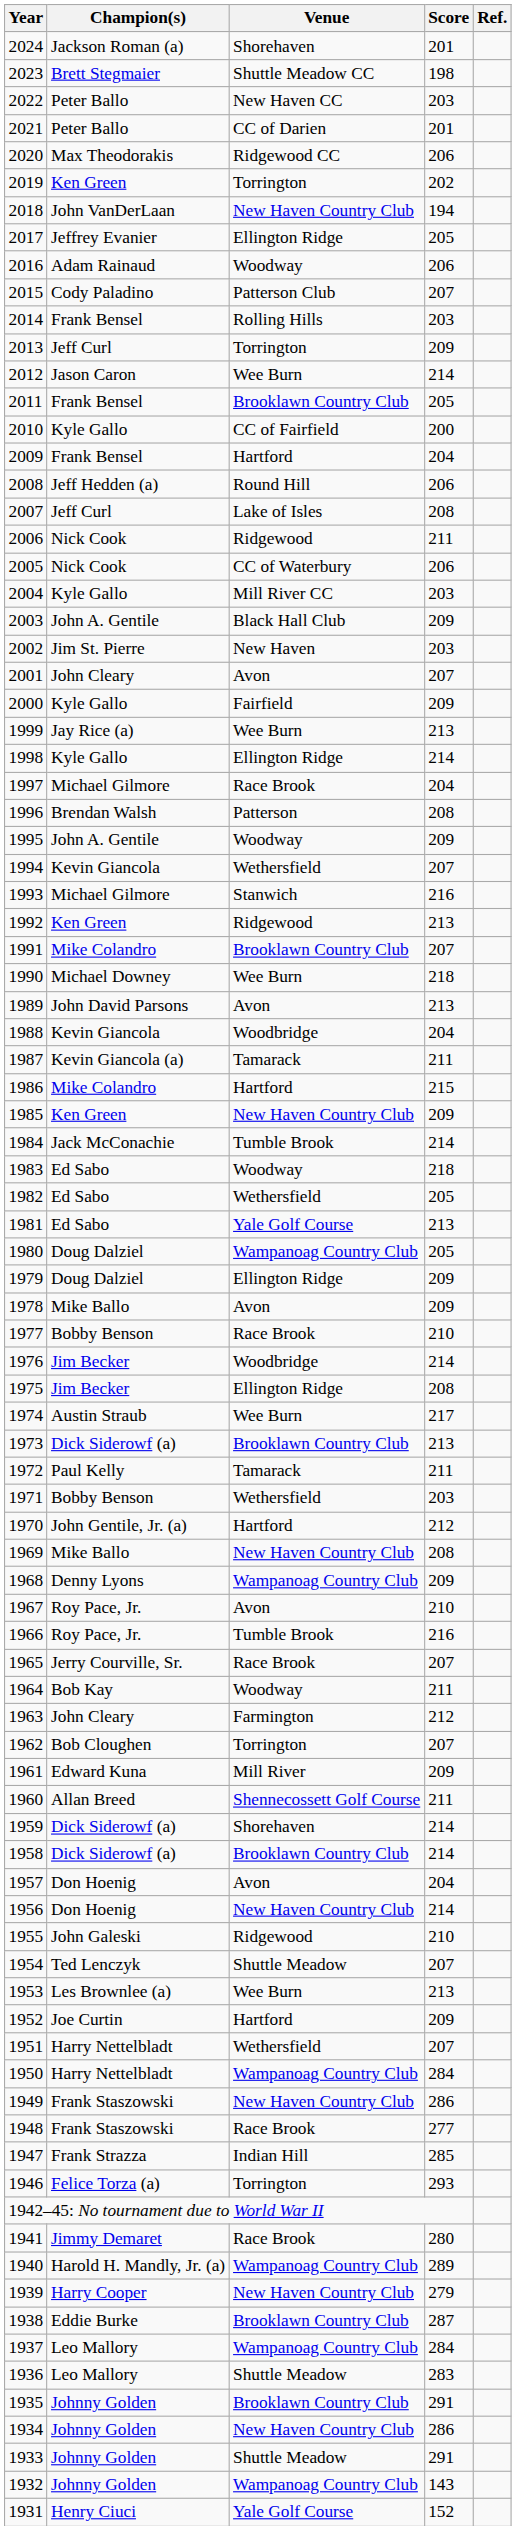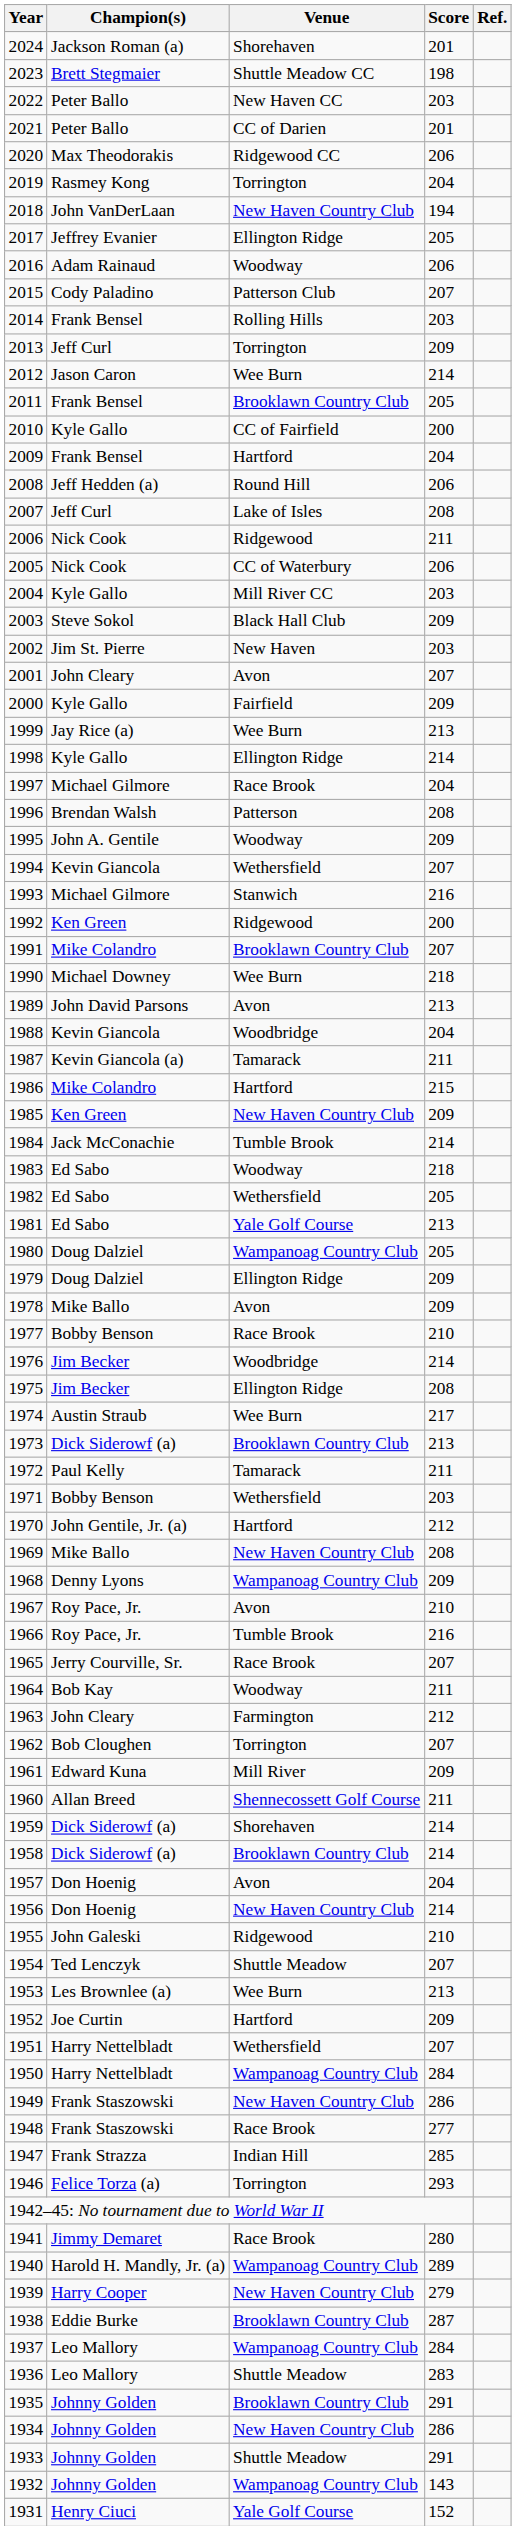(89, 182) Ken Green -> (100, 182) Rasmey Kong
(441, 182) 202 -> (441, 182) 204
(105, 621) John A. Gentile -> (93, 621) Steve Sokol
(441, 922) 213 -> (441, 922) 200
